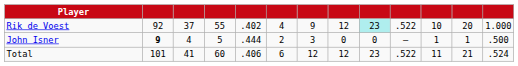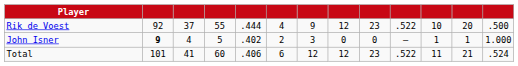(251, 26) .402 -> (251, 26) .444
(375, 26) paleturquoise background -> (375, 26) no background
(498, 26) 1.000 -> (498, 26) .500
(251, 40) .444 -> (251, 40) .402
(498, 40) .500 -> (498, 40) 1.000
